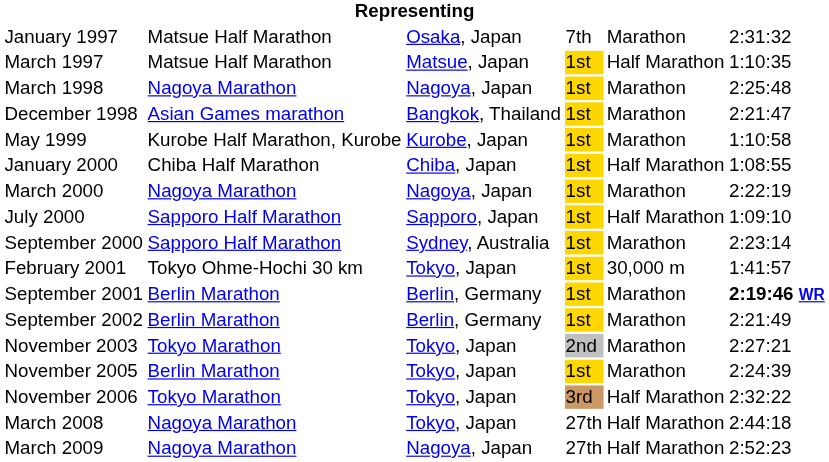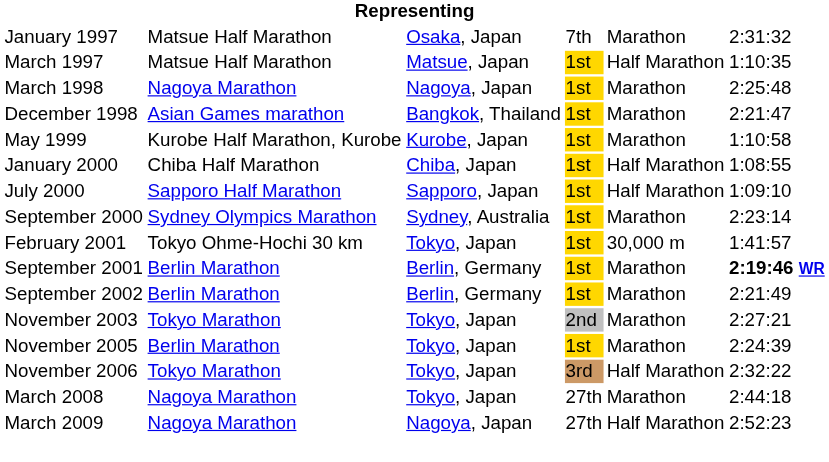- row: (54, 191)
(244, 242) Sapporo Half Marathon -> (262, 216) Sydney Olympics Marathon
(666, 422) Half Marathon -> (646, 397) Marathon
